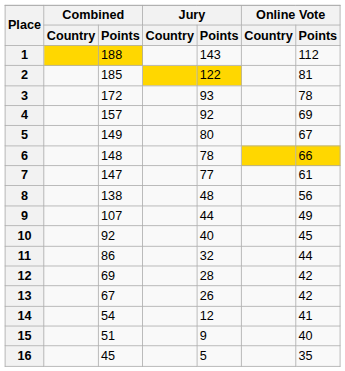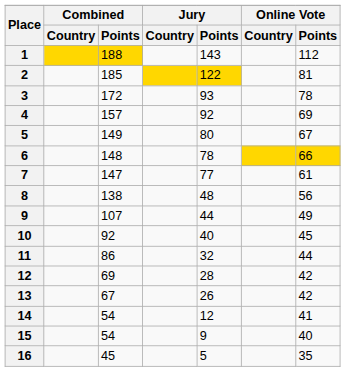(108, 336) 51 -> (108, 336) 54
